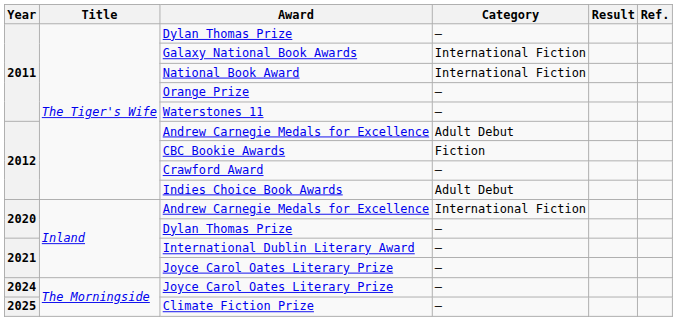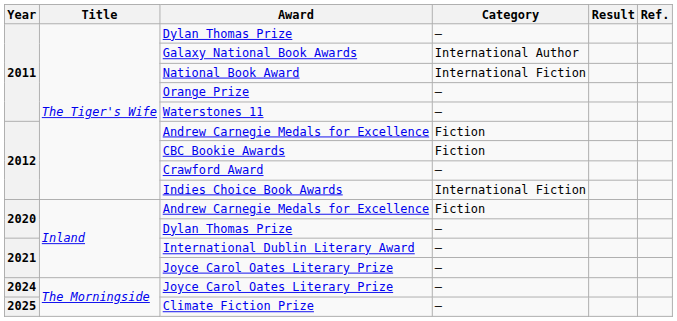(510, 53) International Fiction -> (507, 53) International Author
(474, 131) Adult Debut -> (460, 131) Fiction
(474, 190) Adult Debut -> (510, 190) International Fiction
(510, 209) International Fiction -> (460, 209) Fiction
